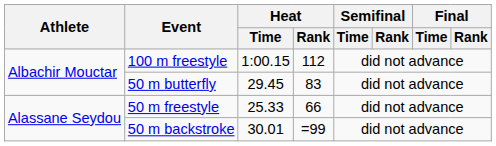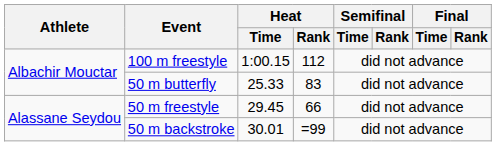(266, 84) 29.45 -> (266, 84) 25.33
(266, 107) 25.33 -> (266, 107) 29.45
